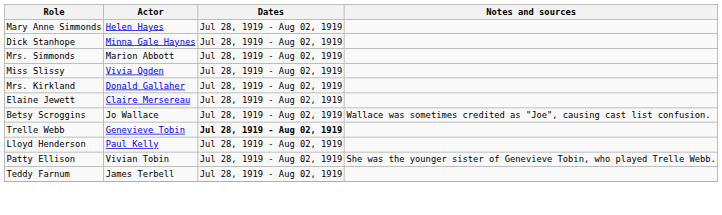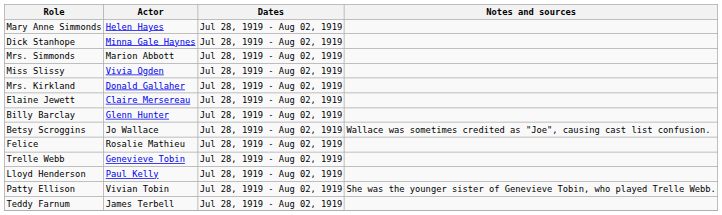+ row: (41, 115)
+ row: (22, 144)
(271, 129) bold -> (271, 159) normal
